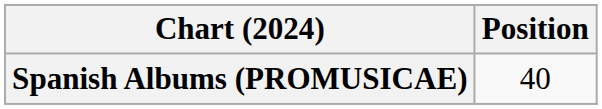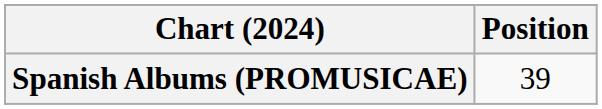(535, 78) 40 -> (535, 78) 39
